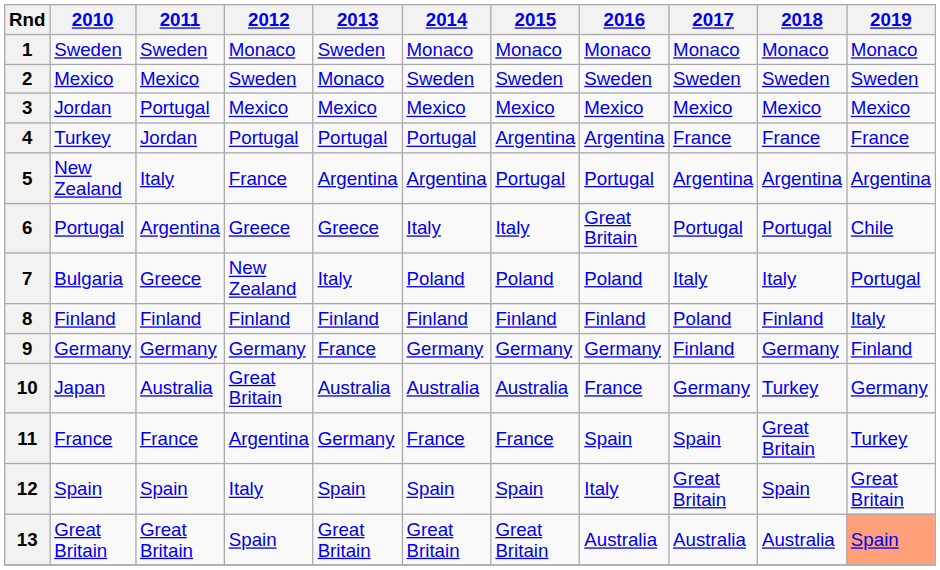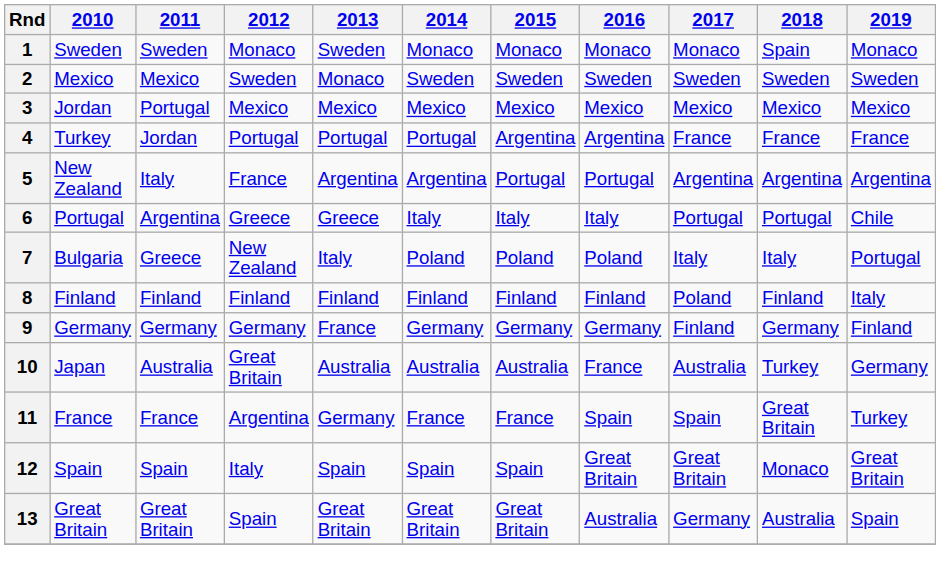(795, 49) Monaco -> (786, 49) Spain
(611, 228) Great Britain -> (601, 218) Italy
(712, 388) Germany -> (710, 368) Australia
(601, 489) Italy -> (611, 468) Great Britain
(786, 489) Spain -> (795, 468) Monaco
(710, 540) Australia -> (712, 519) Germany
(875, 540) lightsalmon background -> (875, 519) no background
